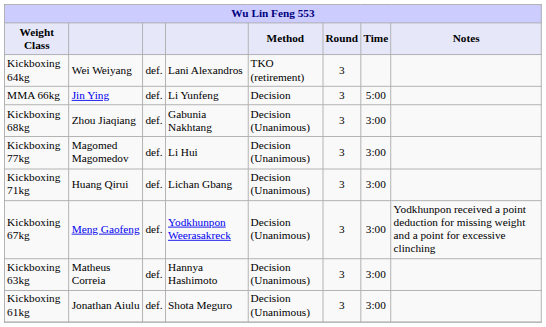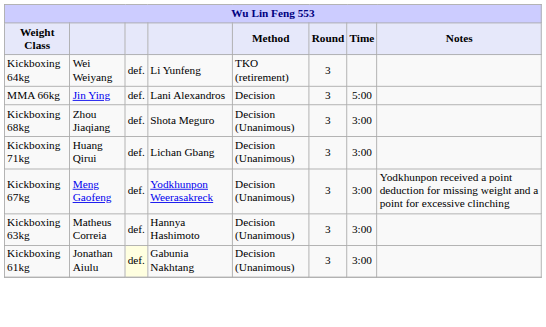(205, 70) Lani Alexandros -> (176, 70) Li Yunfeng
(193, 95) Li Yunfeng -> (188, 95) Lani Alexandros
(190, 120) Gabunia Nakhtang -> (182, 120) Shota Meguro
- row: (34, 152)
(154, 306) no background -> (136, 261) lightyellow background
(200, 306) Shota Meguro -> (172, 261) Gabunia Nakhtang
